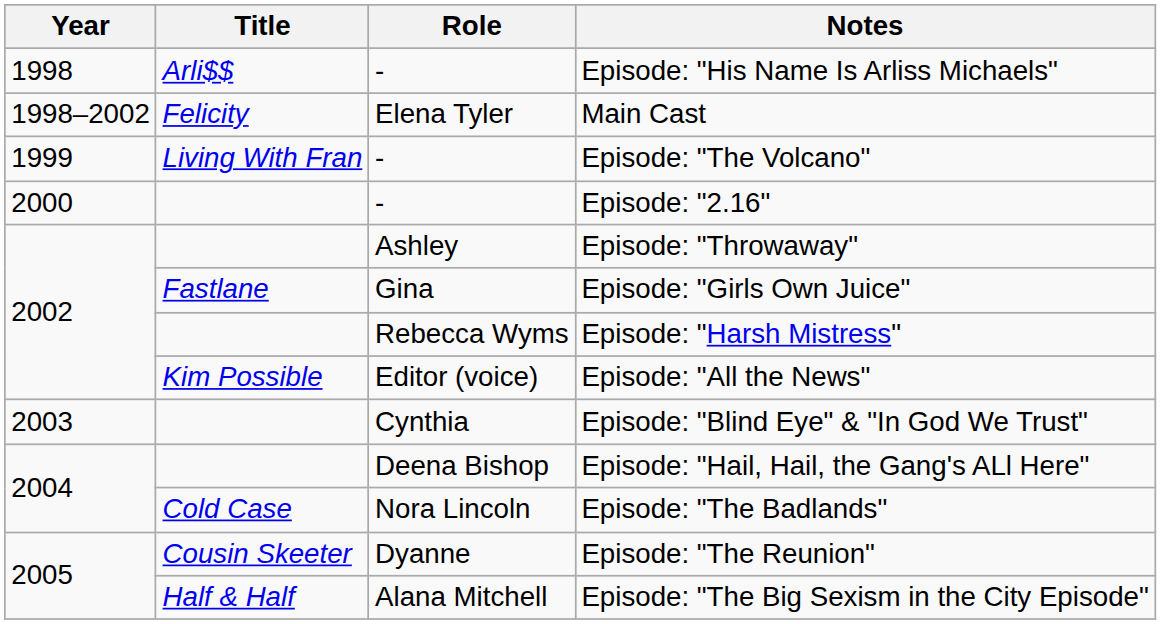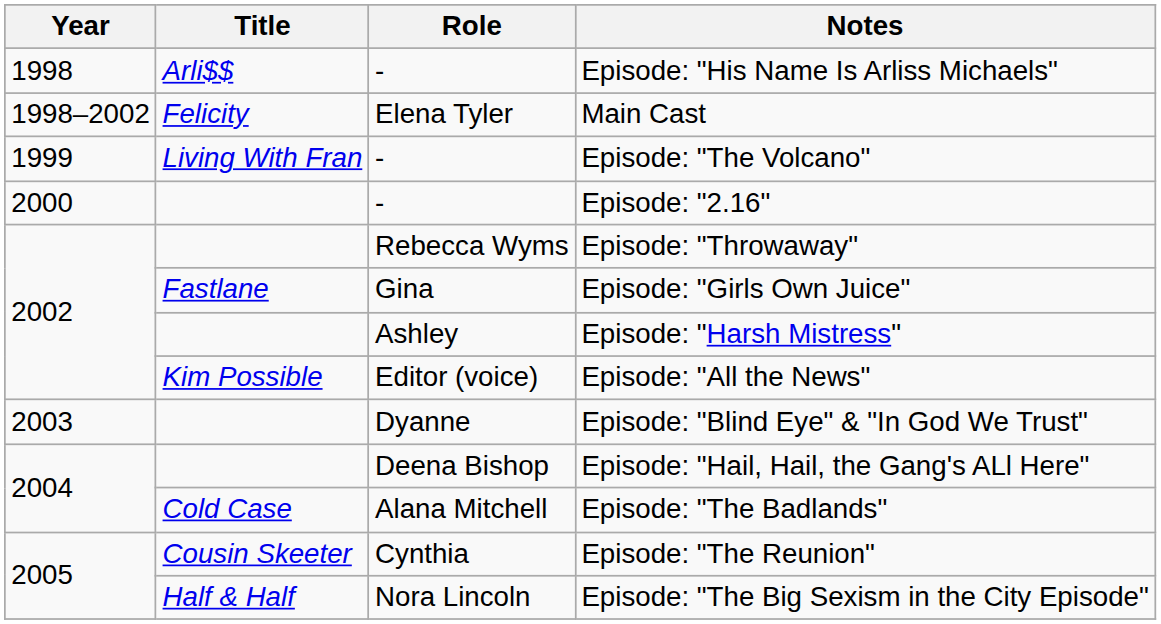(417, 245) Ashley -> (472, 245) Rebecca Wyms
(472, 333) Rebecca Wyms -> (417, 333) Ashley
(422, 421) Cynthia -> (423, 421) Dyanne
(453, 509) Nora Lincoln -> (461, 509) Alana Mitchell
(423, 553) Dyanne -> (422, 553) Cynthia
(461, 597) Alana Mitchell -> (453, 597) Nora Lincoln
